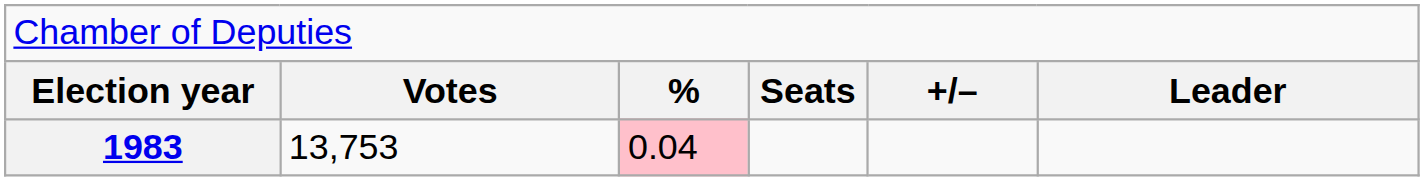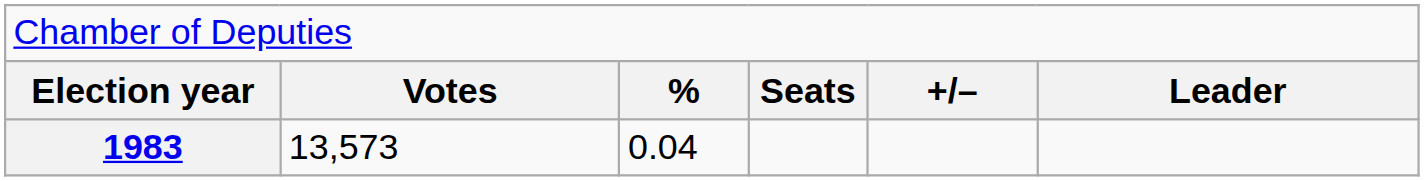(344, 146) 13,753 -> (344, 146) 13,573
(663, 146) pink background -> (663, 146) no background
